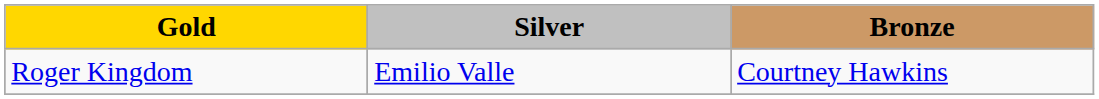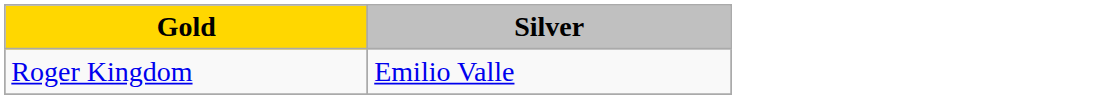- column: (912, 26)
